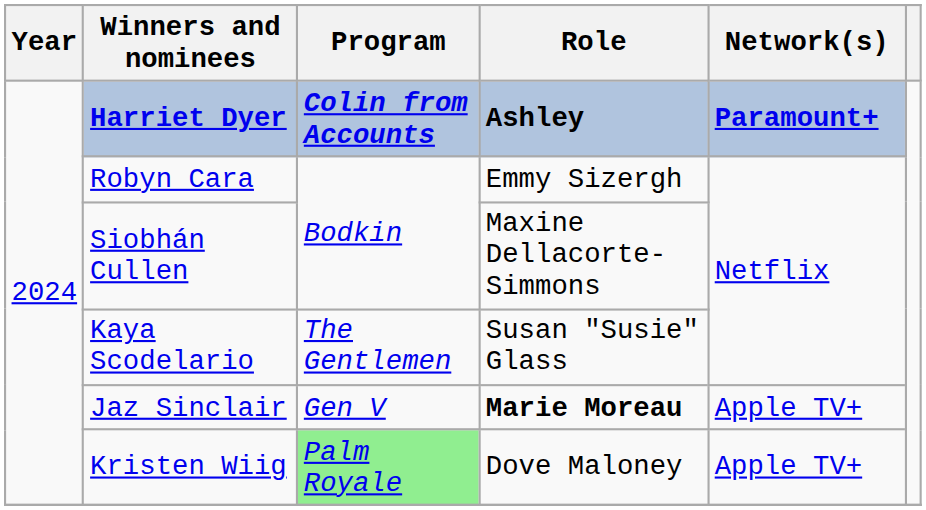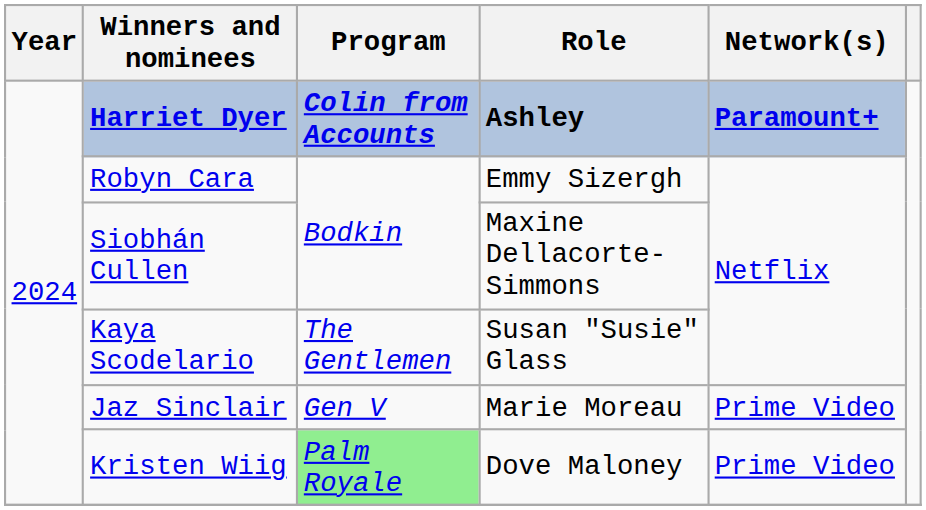(584, 407) bold -> (584, 407) normal
(788, 407) Apple TV+ -> (805, 407) Prime Video
(788, 468) Apple TV+ -> (805, 468) Prime Video
